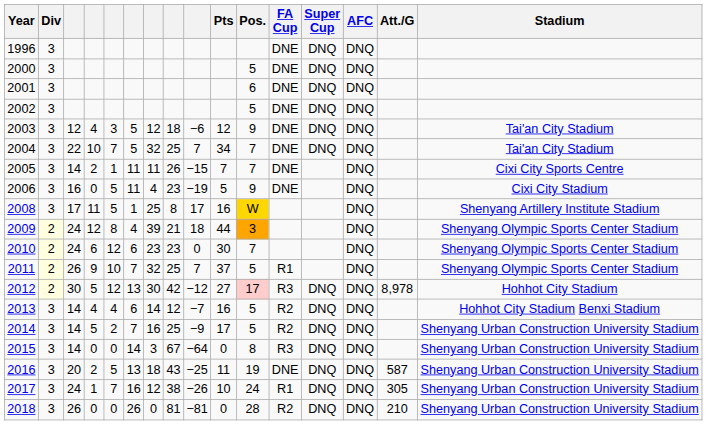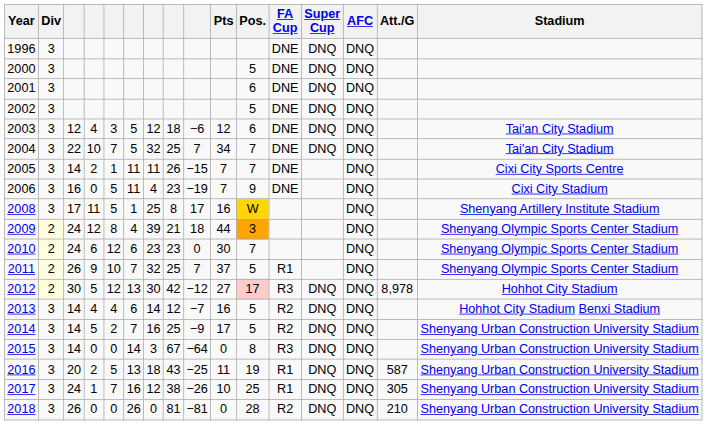(253, 128) 9 -> (253, 128) 6
(224, 189) 5 -> (224, 189) 7
(285, 369) DNE -> (285, 369) R1
(253, 389) 24 -> (253, 389) 25
